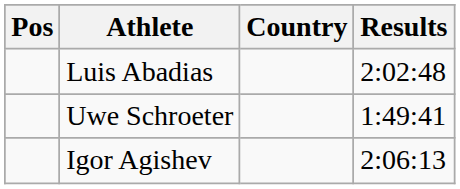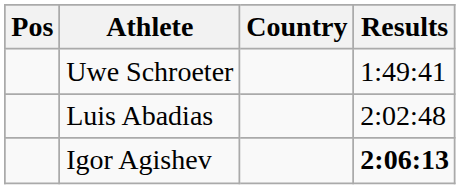rows swapped: (150, 115) <-> (140, 71)
(403, 159) normal -> (405, 159) bold
